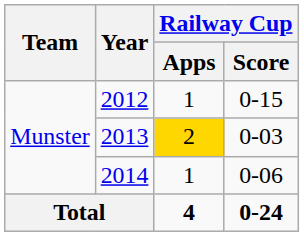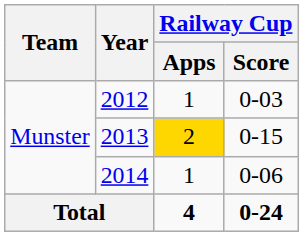(261, 99) 0-15 -> (261, 99) 0-03
(261, 136) 0-03 -> (261, 136) 0-15
